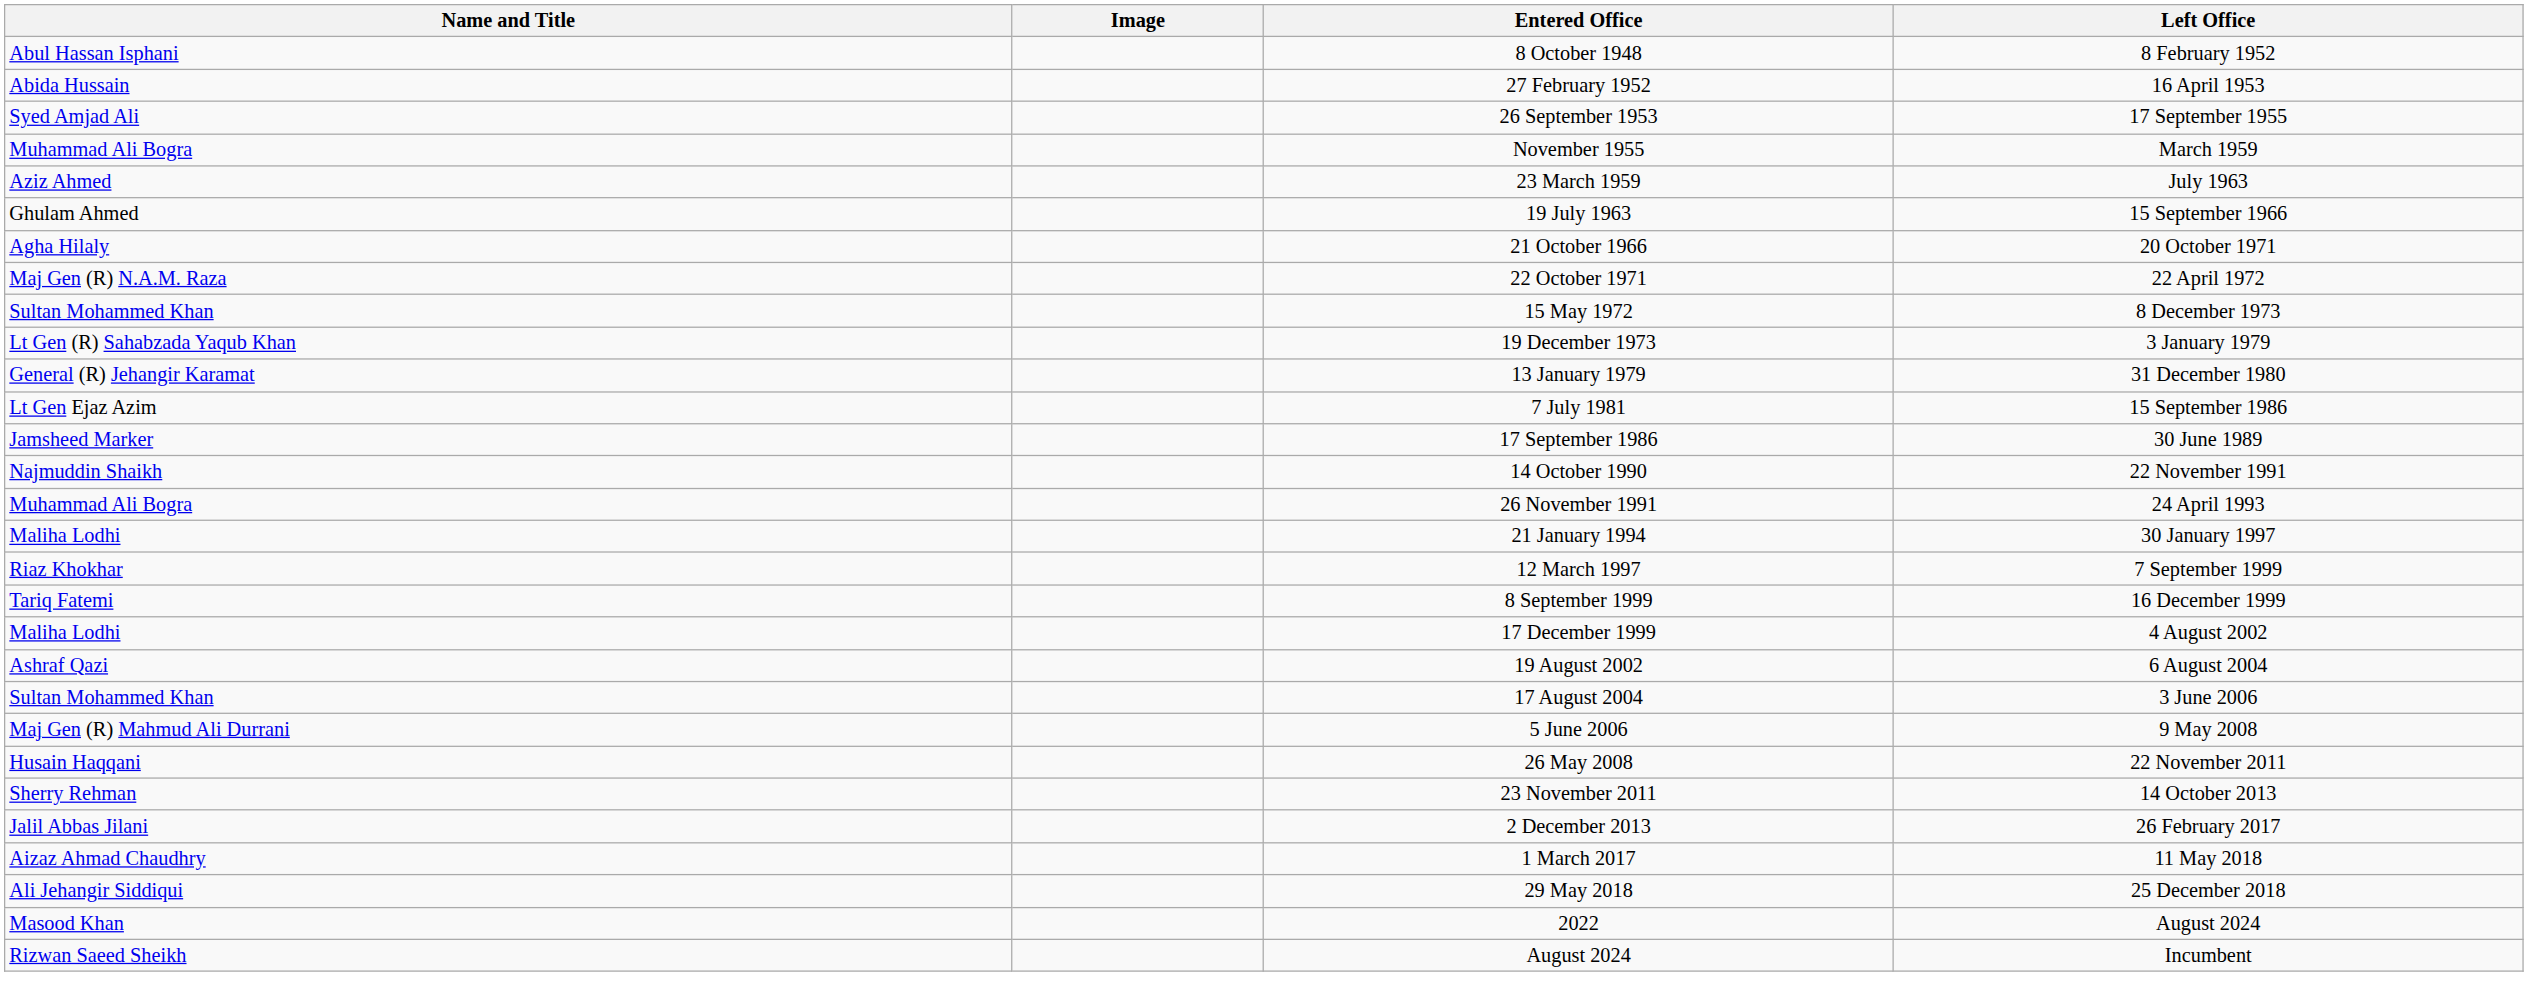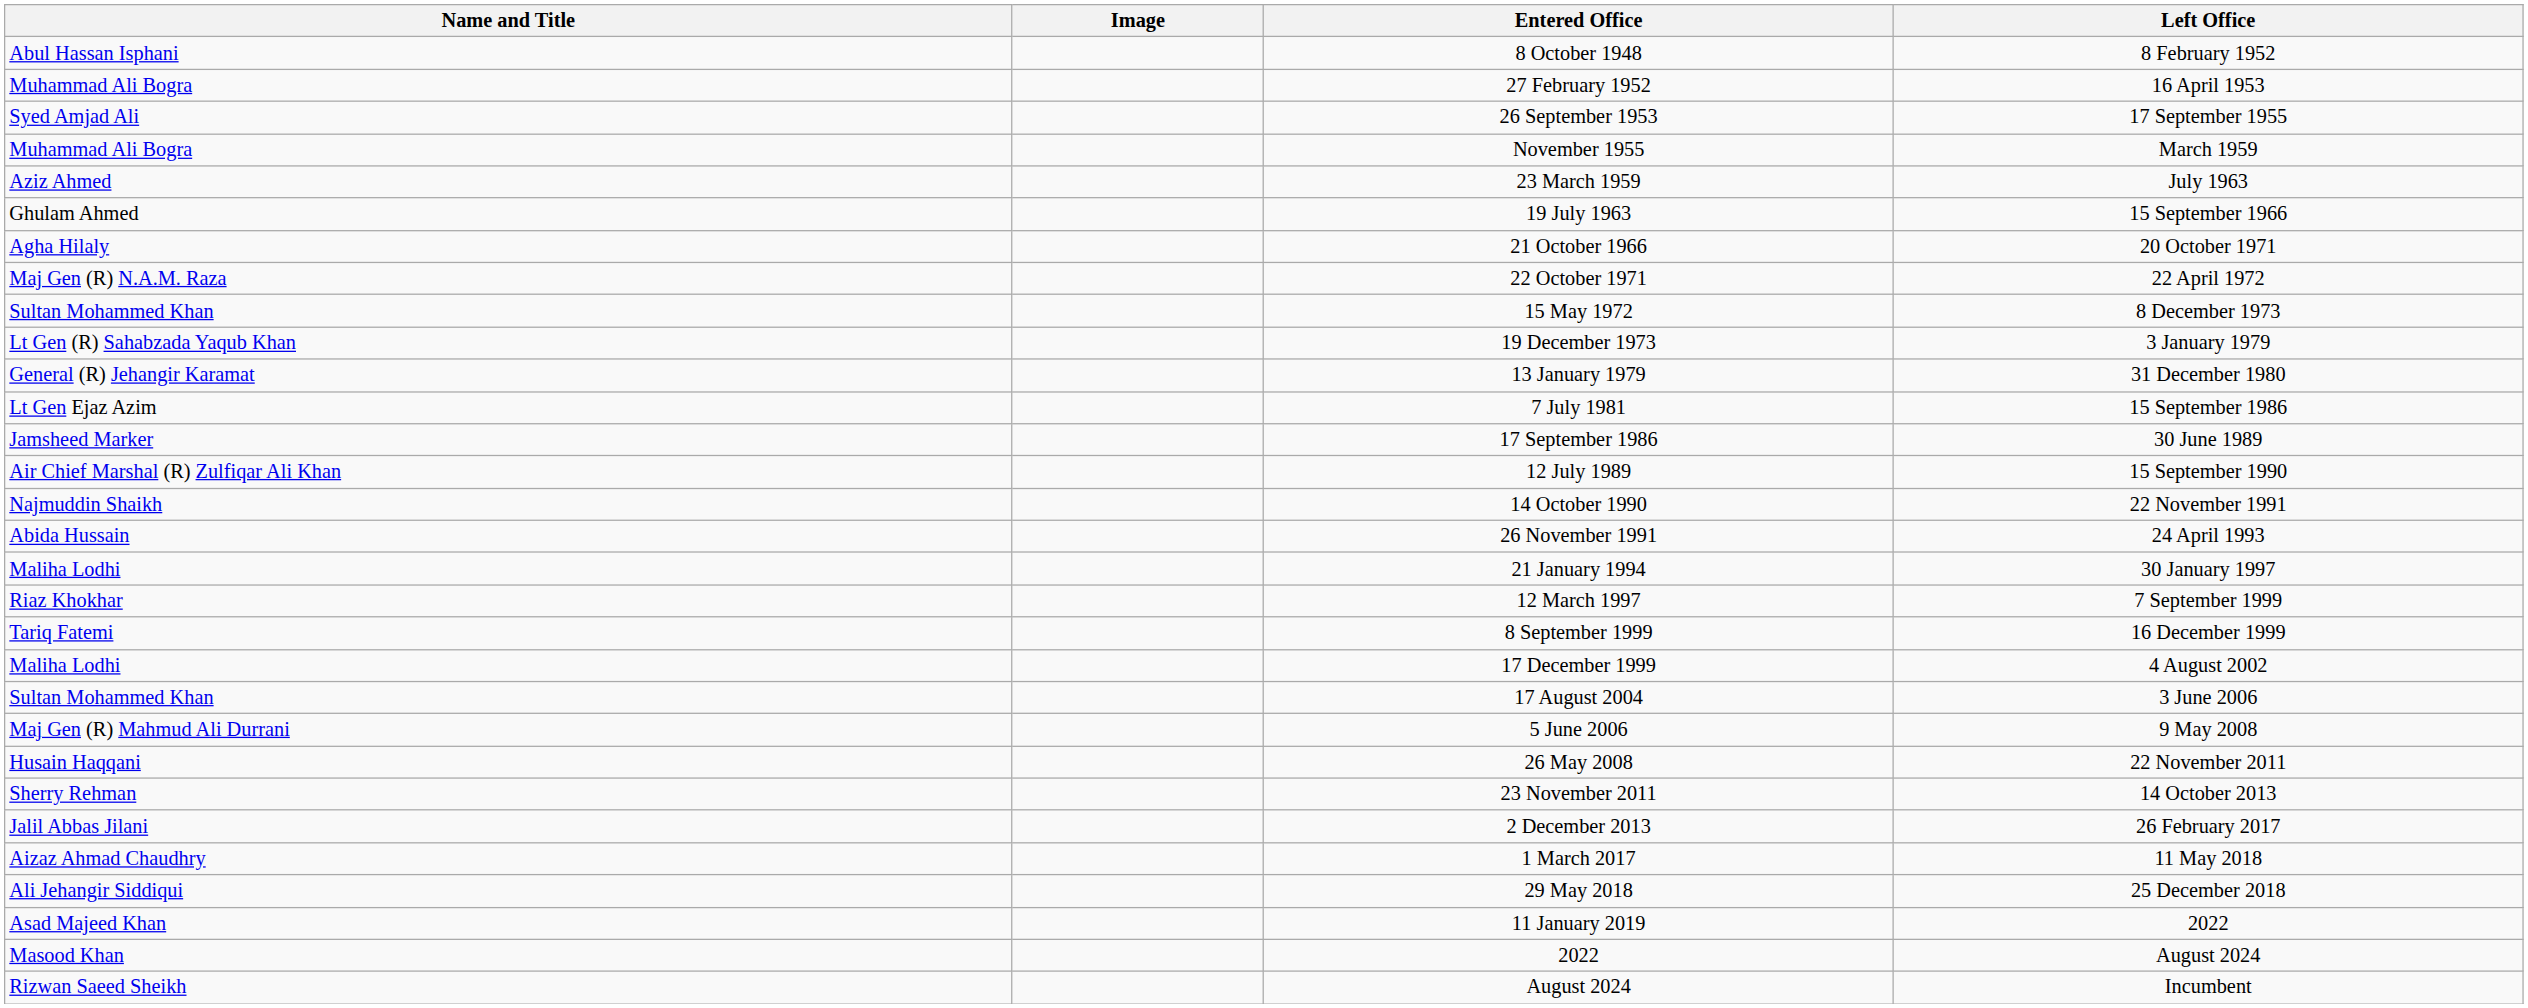(69, 85) Abida Hussain -> (101, 85) Muhammad Ali Bogra
+ row: (1579, 471)
(101, 504) Muhammad Ali Bogra -> (69, 536) Abida Hussain
- row: (1579, 665)
+ row: (1579, 922)
